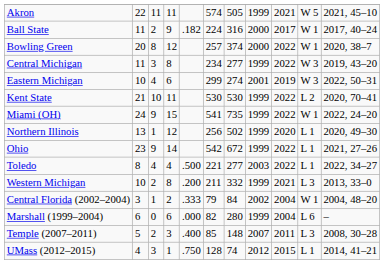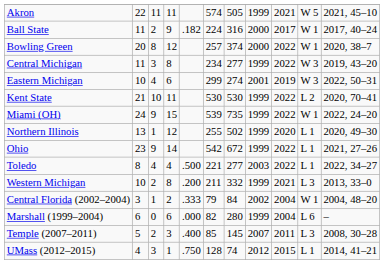(214, 115) 541 -> (214, 115) 539
(214, 132) 256 -> (214, 132) 255
(235, 234) 148 -> (235, 234) 145
